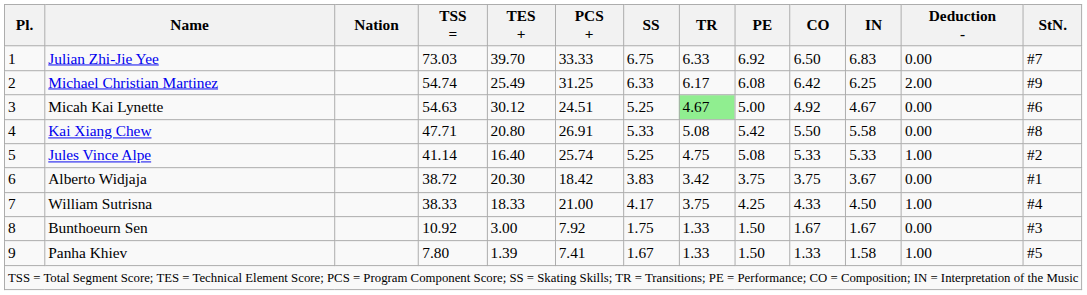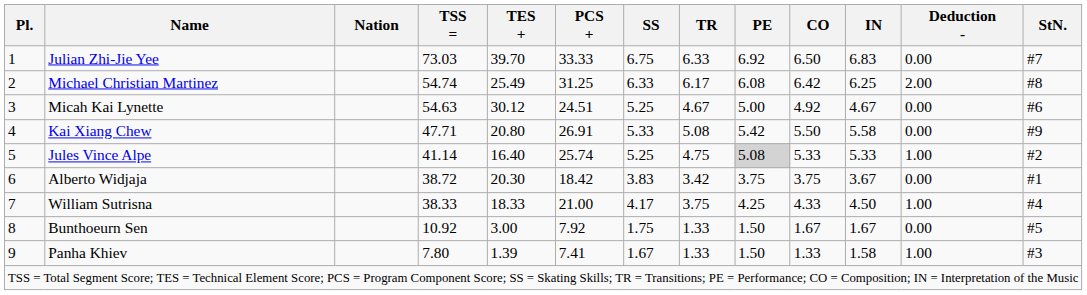(1035, 82) #9 -> (1035, 82) #8
(696, 107) lightgreen background -> (696, 107) no background
(1035, 131) #8 -> (1035, 131) #9
(752, 155) no background -> (752, 155) lightgrey background
(1035, 228) #3 -> (1035, 228) #5
(1035, 253) #5 -> (1035, 253) #3
